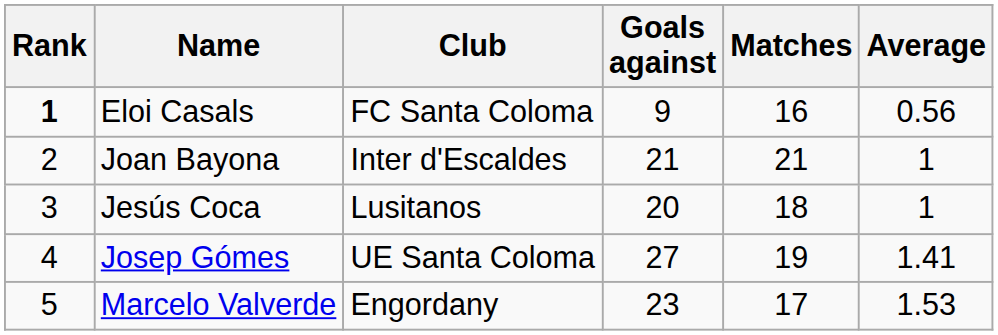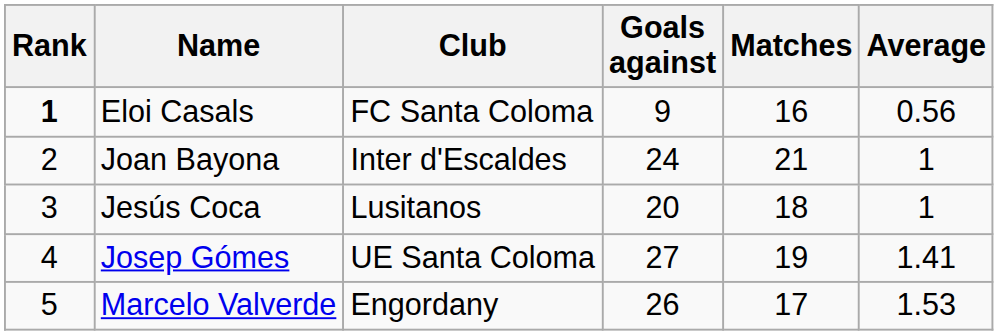(663, 160) 21 -> (663, 160) 24
(663, 305) 23 -> (663, 305) 26
